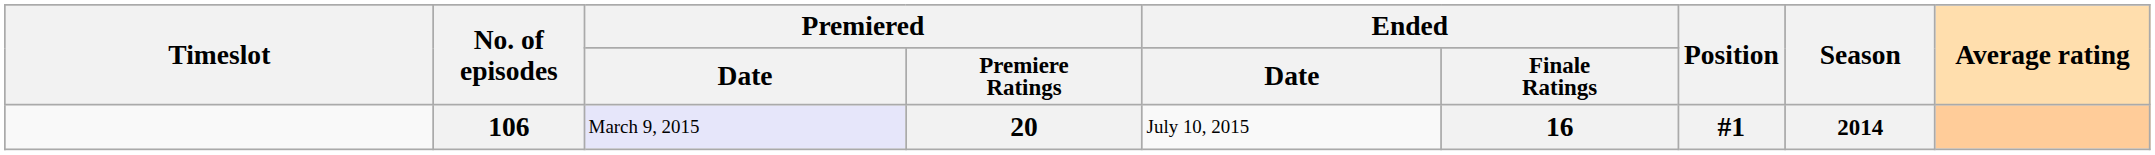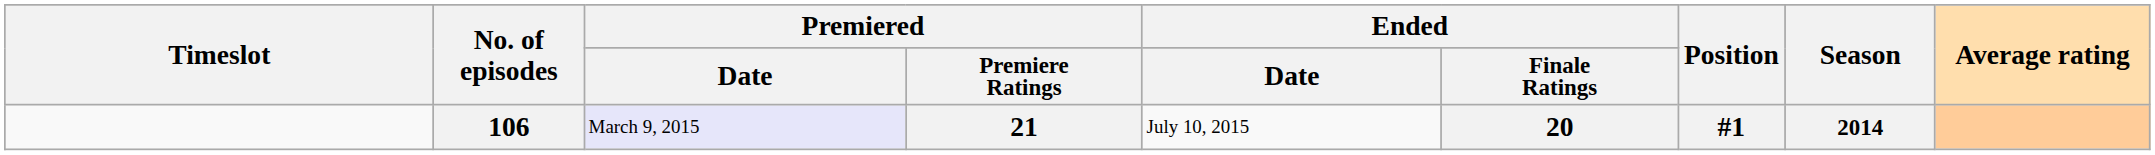(1024, 126) 20 -> (1024, 126) 21
(1560, 126) 16 -> (1560, 126) 20
